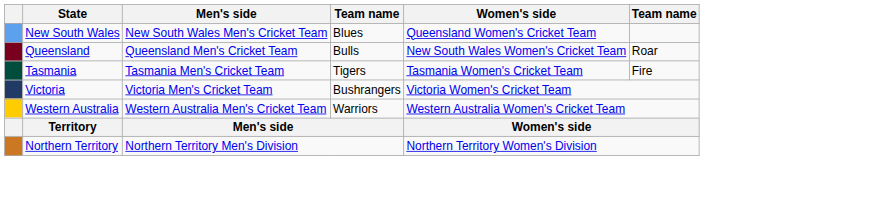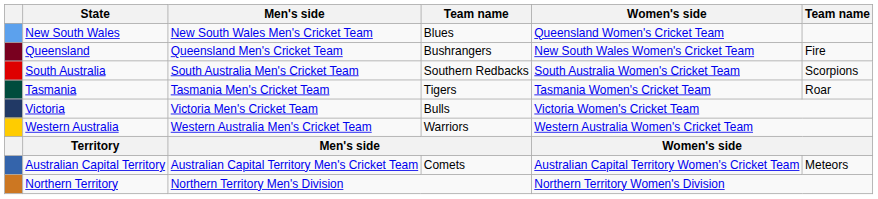(346, 52) Bulls -> (458, 52) Bushrangers
(645, 52) Roar -> (815, 52) Fire
+ row: (65, 71)
(642, 71) Fire -> (818, 90) Roar
(367, 90) Bushrangers -> (437, 109) Bulls
+ row: (95, 165)
